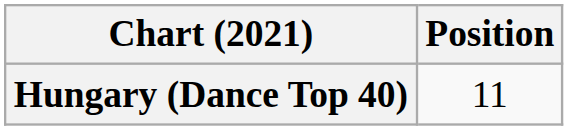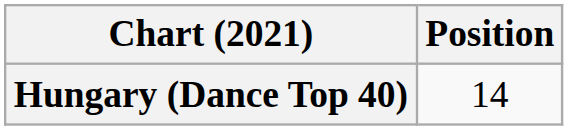(490, 93) 11 -> (490, 93) 14
